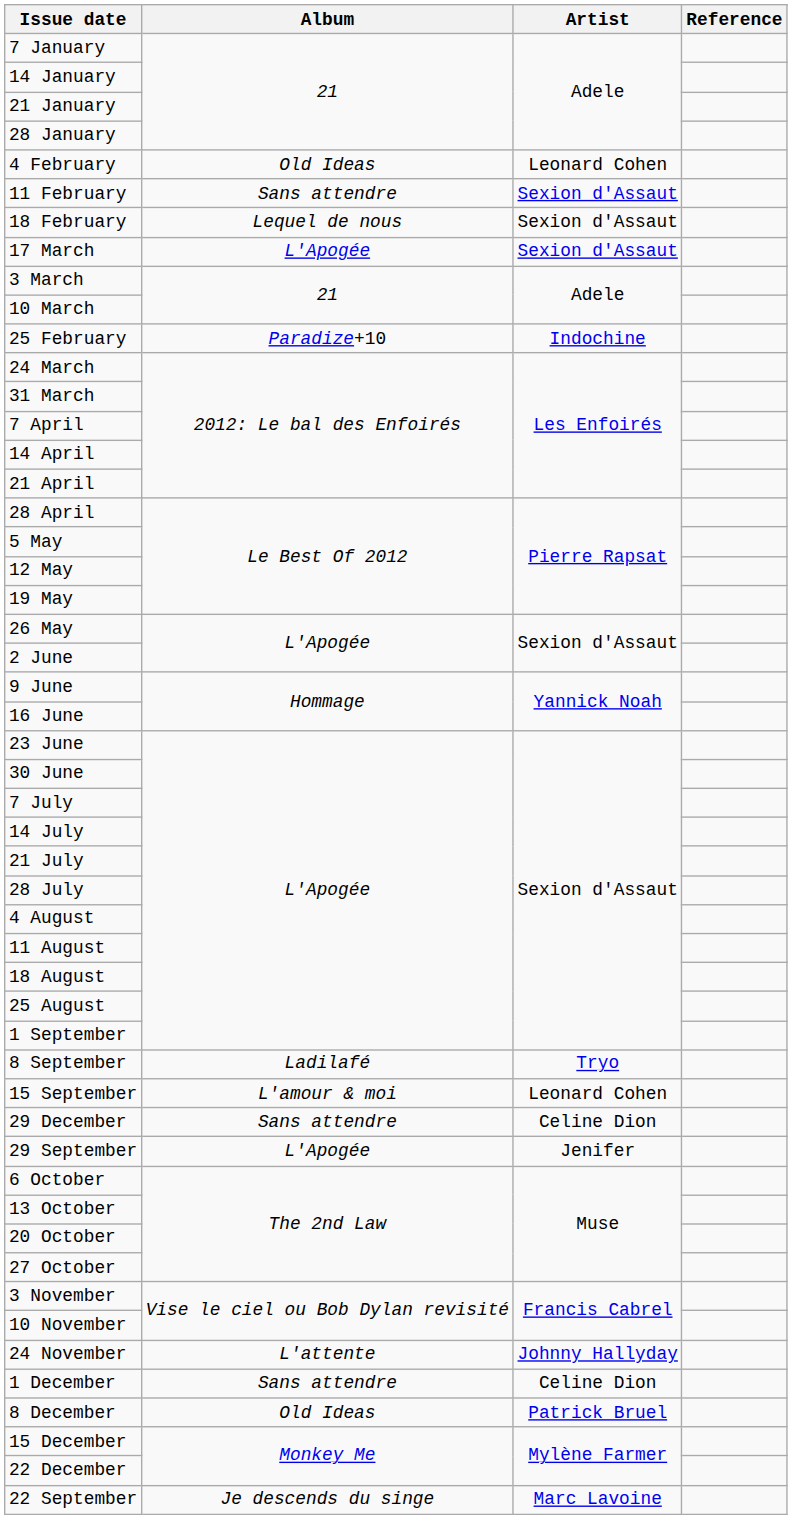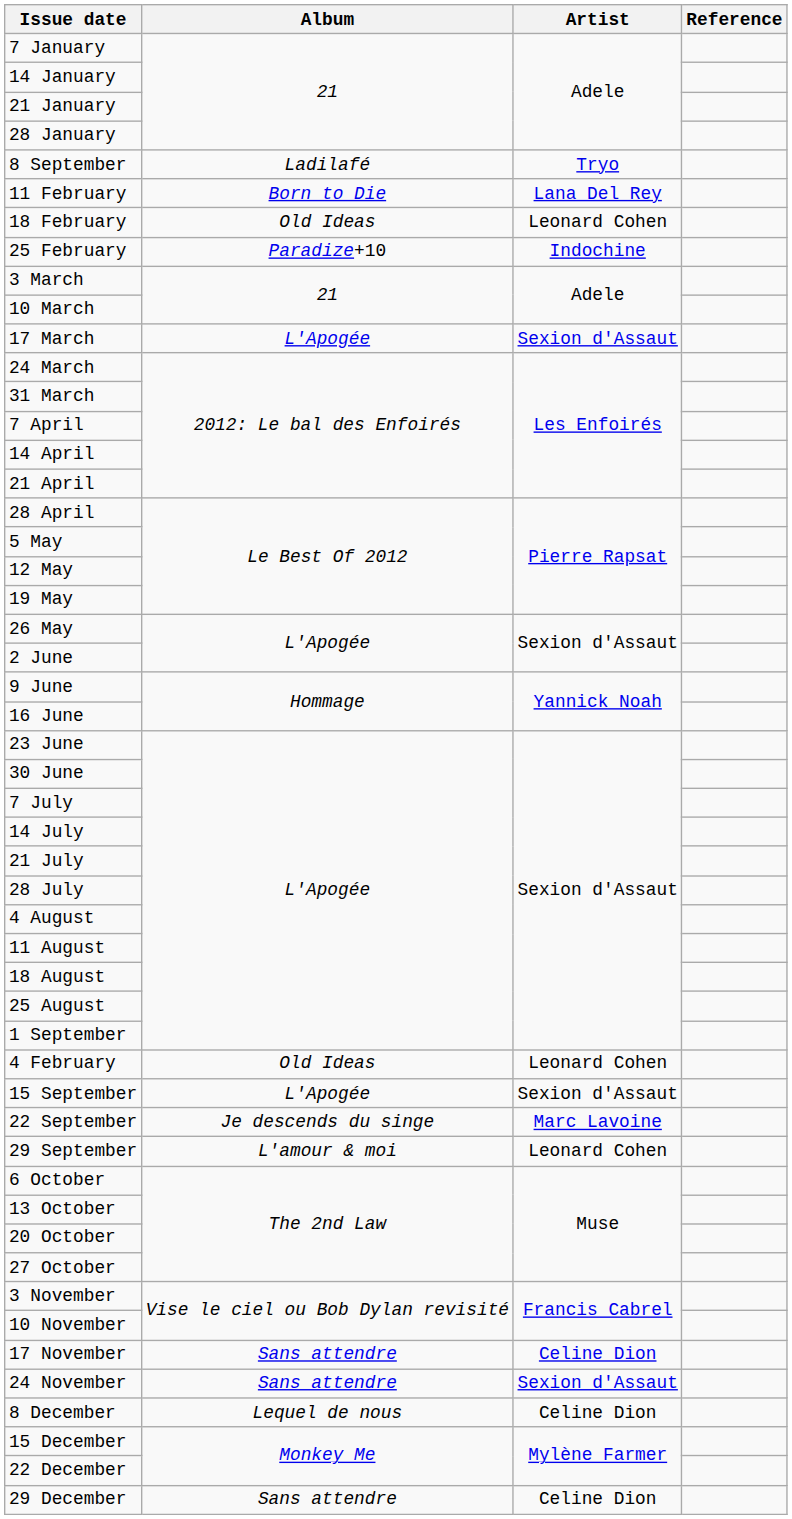rows swapped: (62, 164) <-> (68, 1064)
(327, 193) Sans attendre -> (327, 193) Born to Die
(598, 193) Sexion d'Assaut -> (598, 193) Lana Del Rey
(327, 222) Lequel de nous -> (327, 222) Old Ideas
(598, 222) Sexion d'Assaut -> (598, 222) Leonard Cohen
rows swapped: (68, 338) <-> (52, 251)
(327, 1093) L'amour & moi -> (327, 1093) L'Apogée
(598, 1093) Leonard Cohen -> (598, 1093) Sexion d'Assaut
rows swapped: (73, 1500) <-> (68, 1122)
(327, 1151) L'Apogée -> (327, 1151) L'amour & moi
(598, 1151) Jenifer -> (598, 1151) Leonard Cohen
+ row: (68, 1354)
(327, 1354) L'attente -> (327, 1383) Sans attendre
(598, 1354) Johnny Hallyday -> (598, 1383) Sexion d'Assaut
- row: (62, 1383)
(327, 1412) Old Ideas -> (327, 1412) Lequel de nous
(598, 1412) Patrick Bruel -> (598, 1412) Celine Dion
